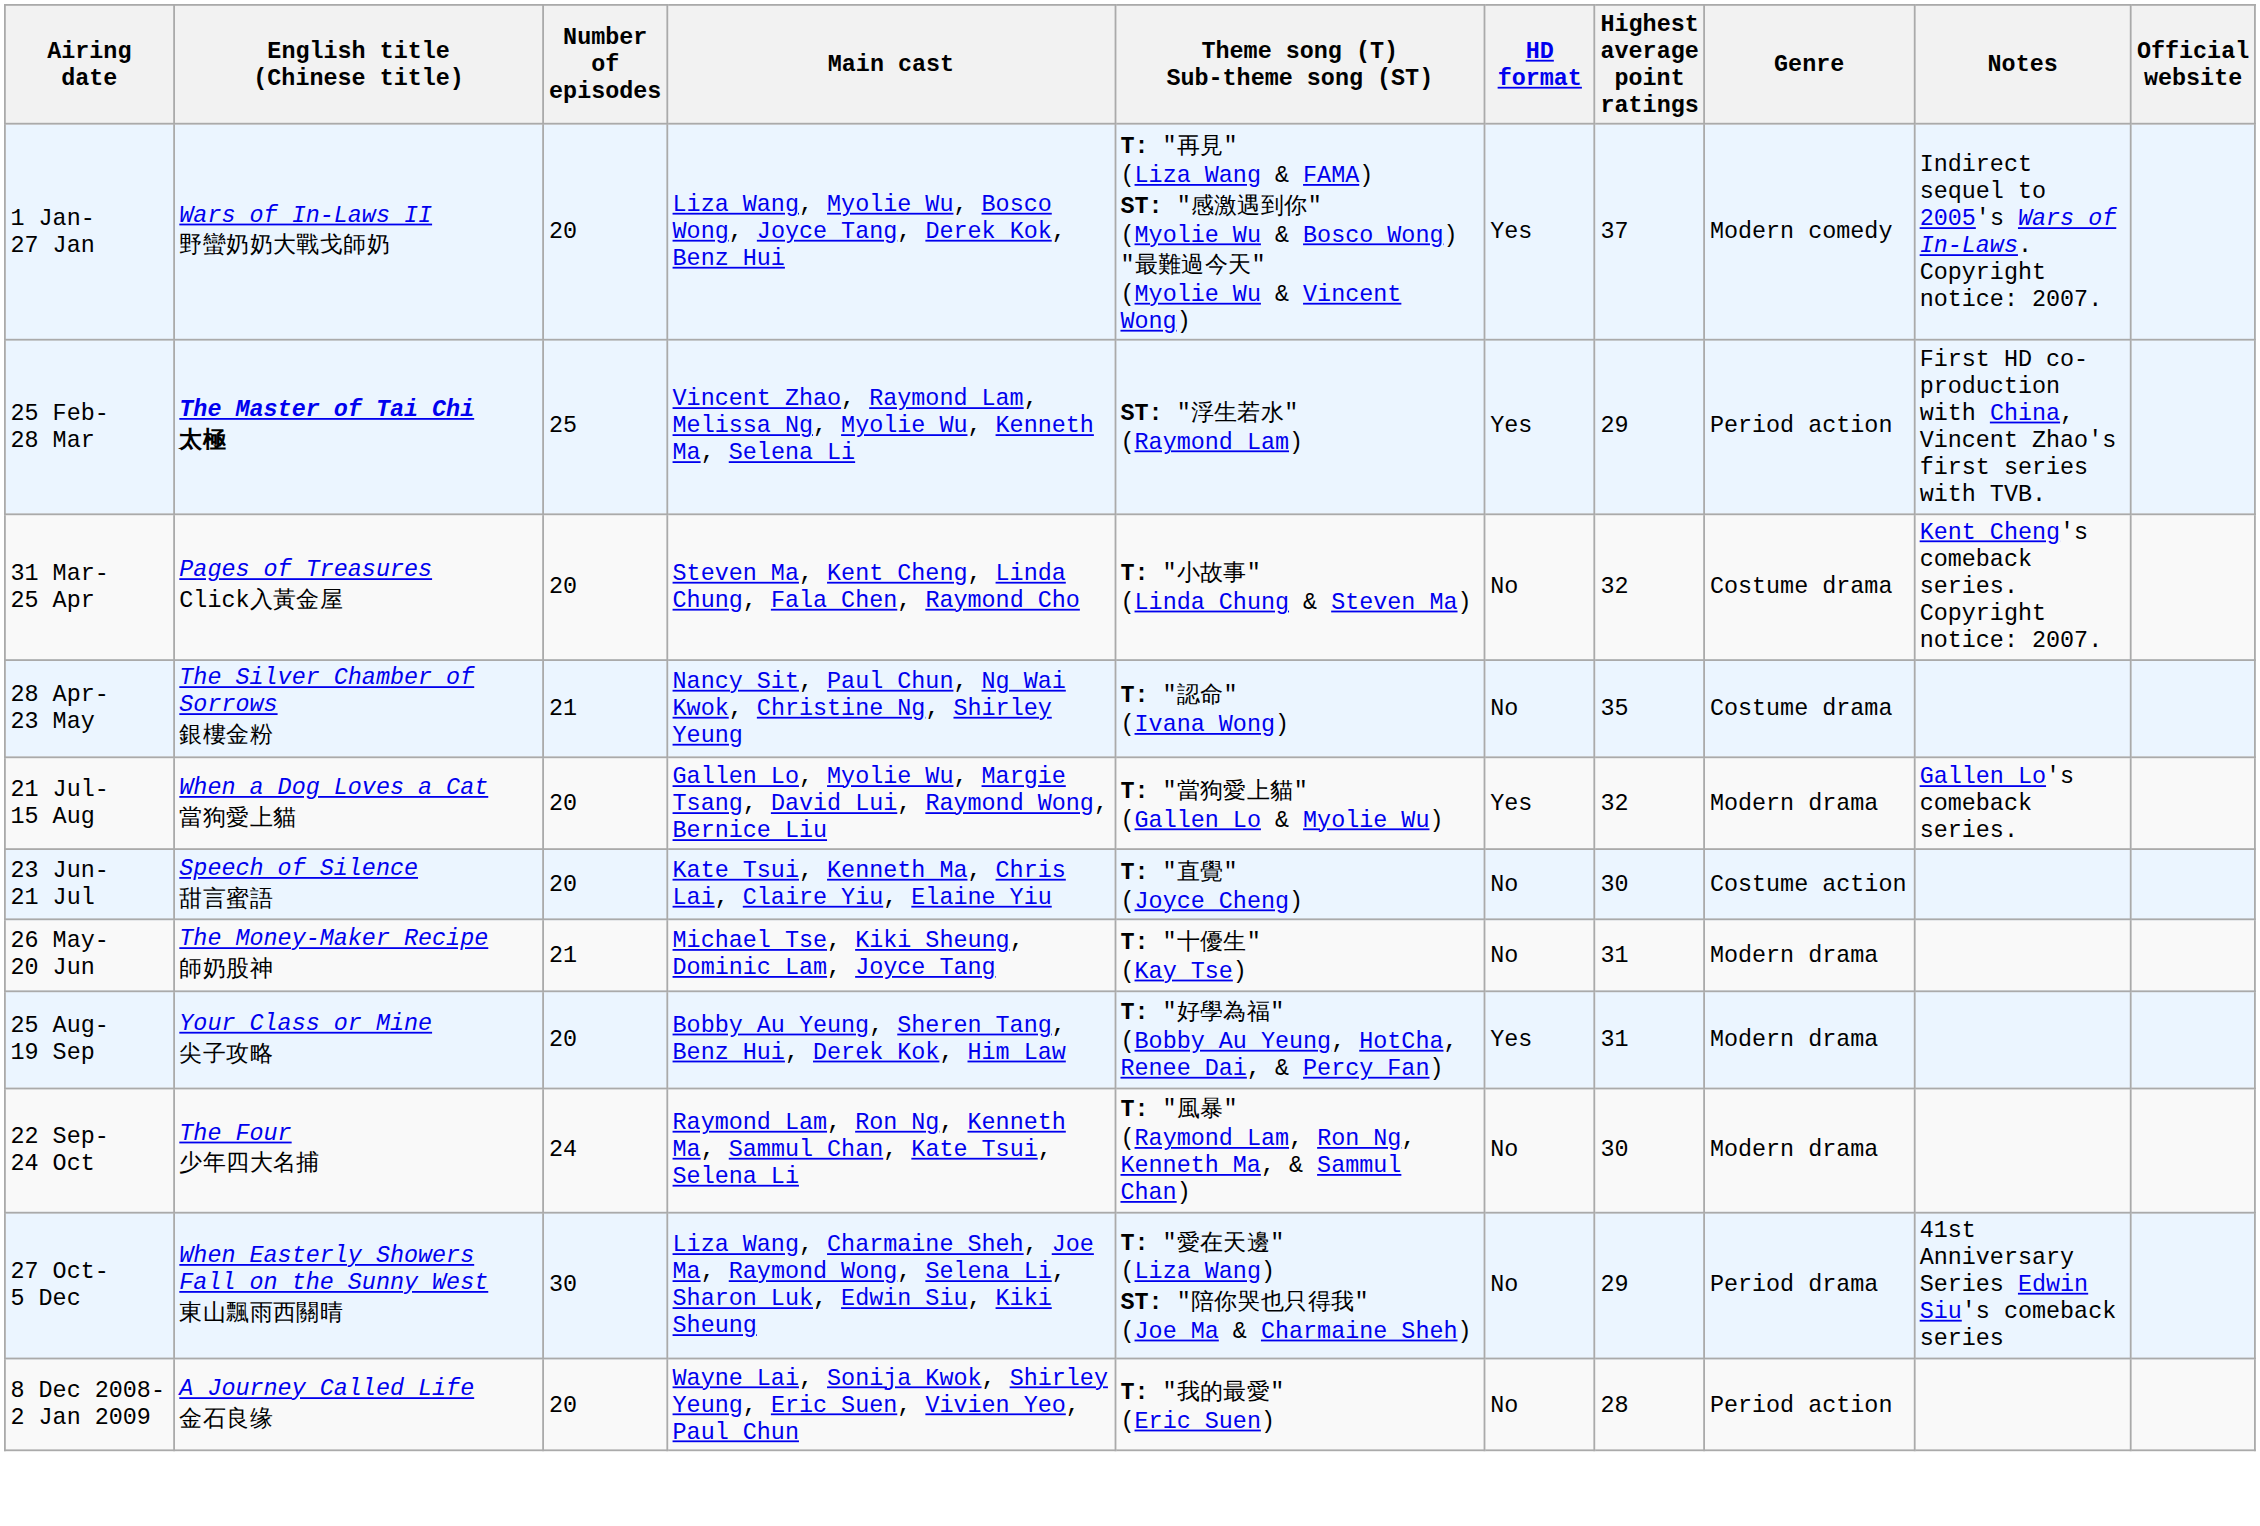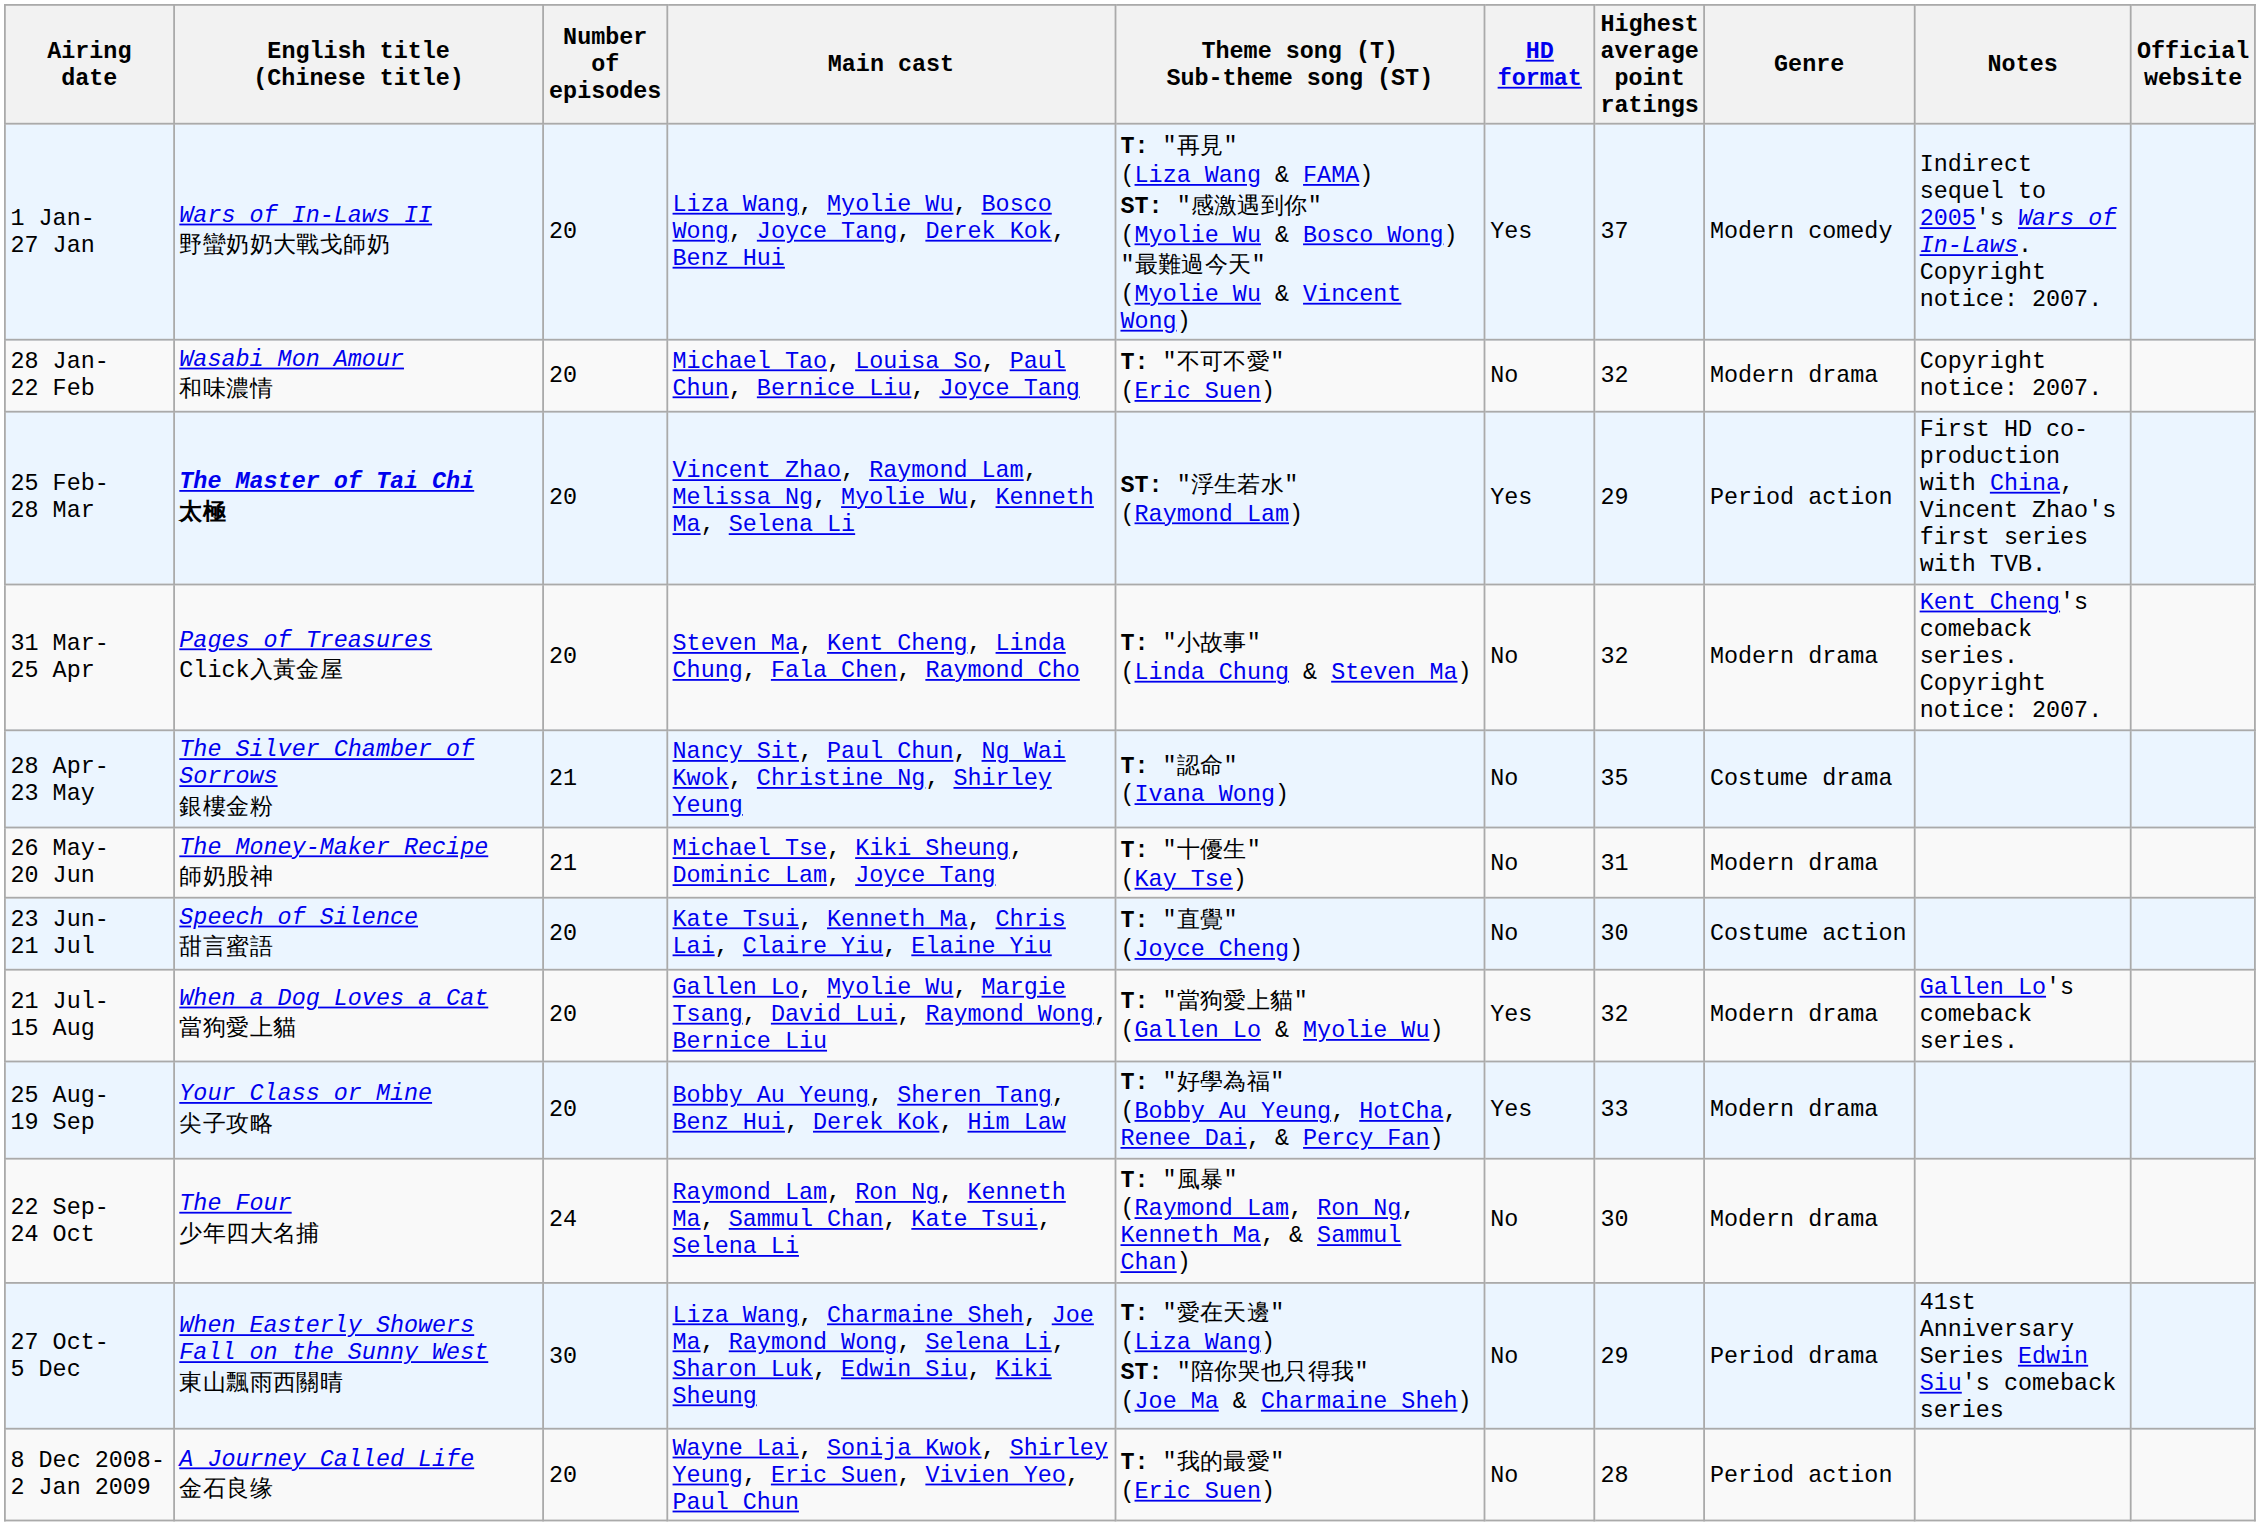+ row: (60, 376)
(563, 427) 25 -> (563, 497) 20
(1801, 587) Costume drama -> (1794, 657) Modern drama
rows swapped: (60, 955) <-> (60, 803)
(1615, 1039) 31 -> (1615, 1110) 33
